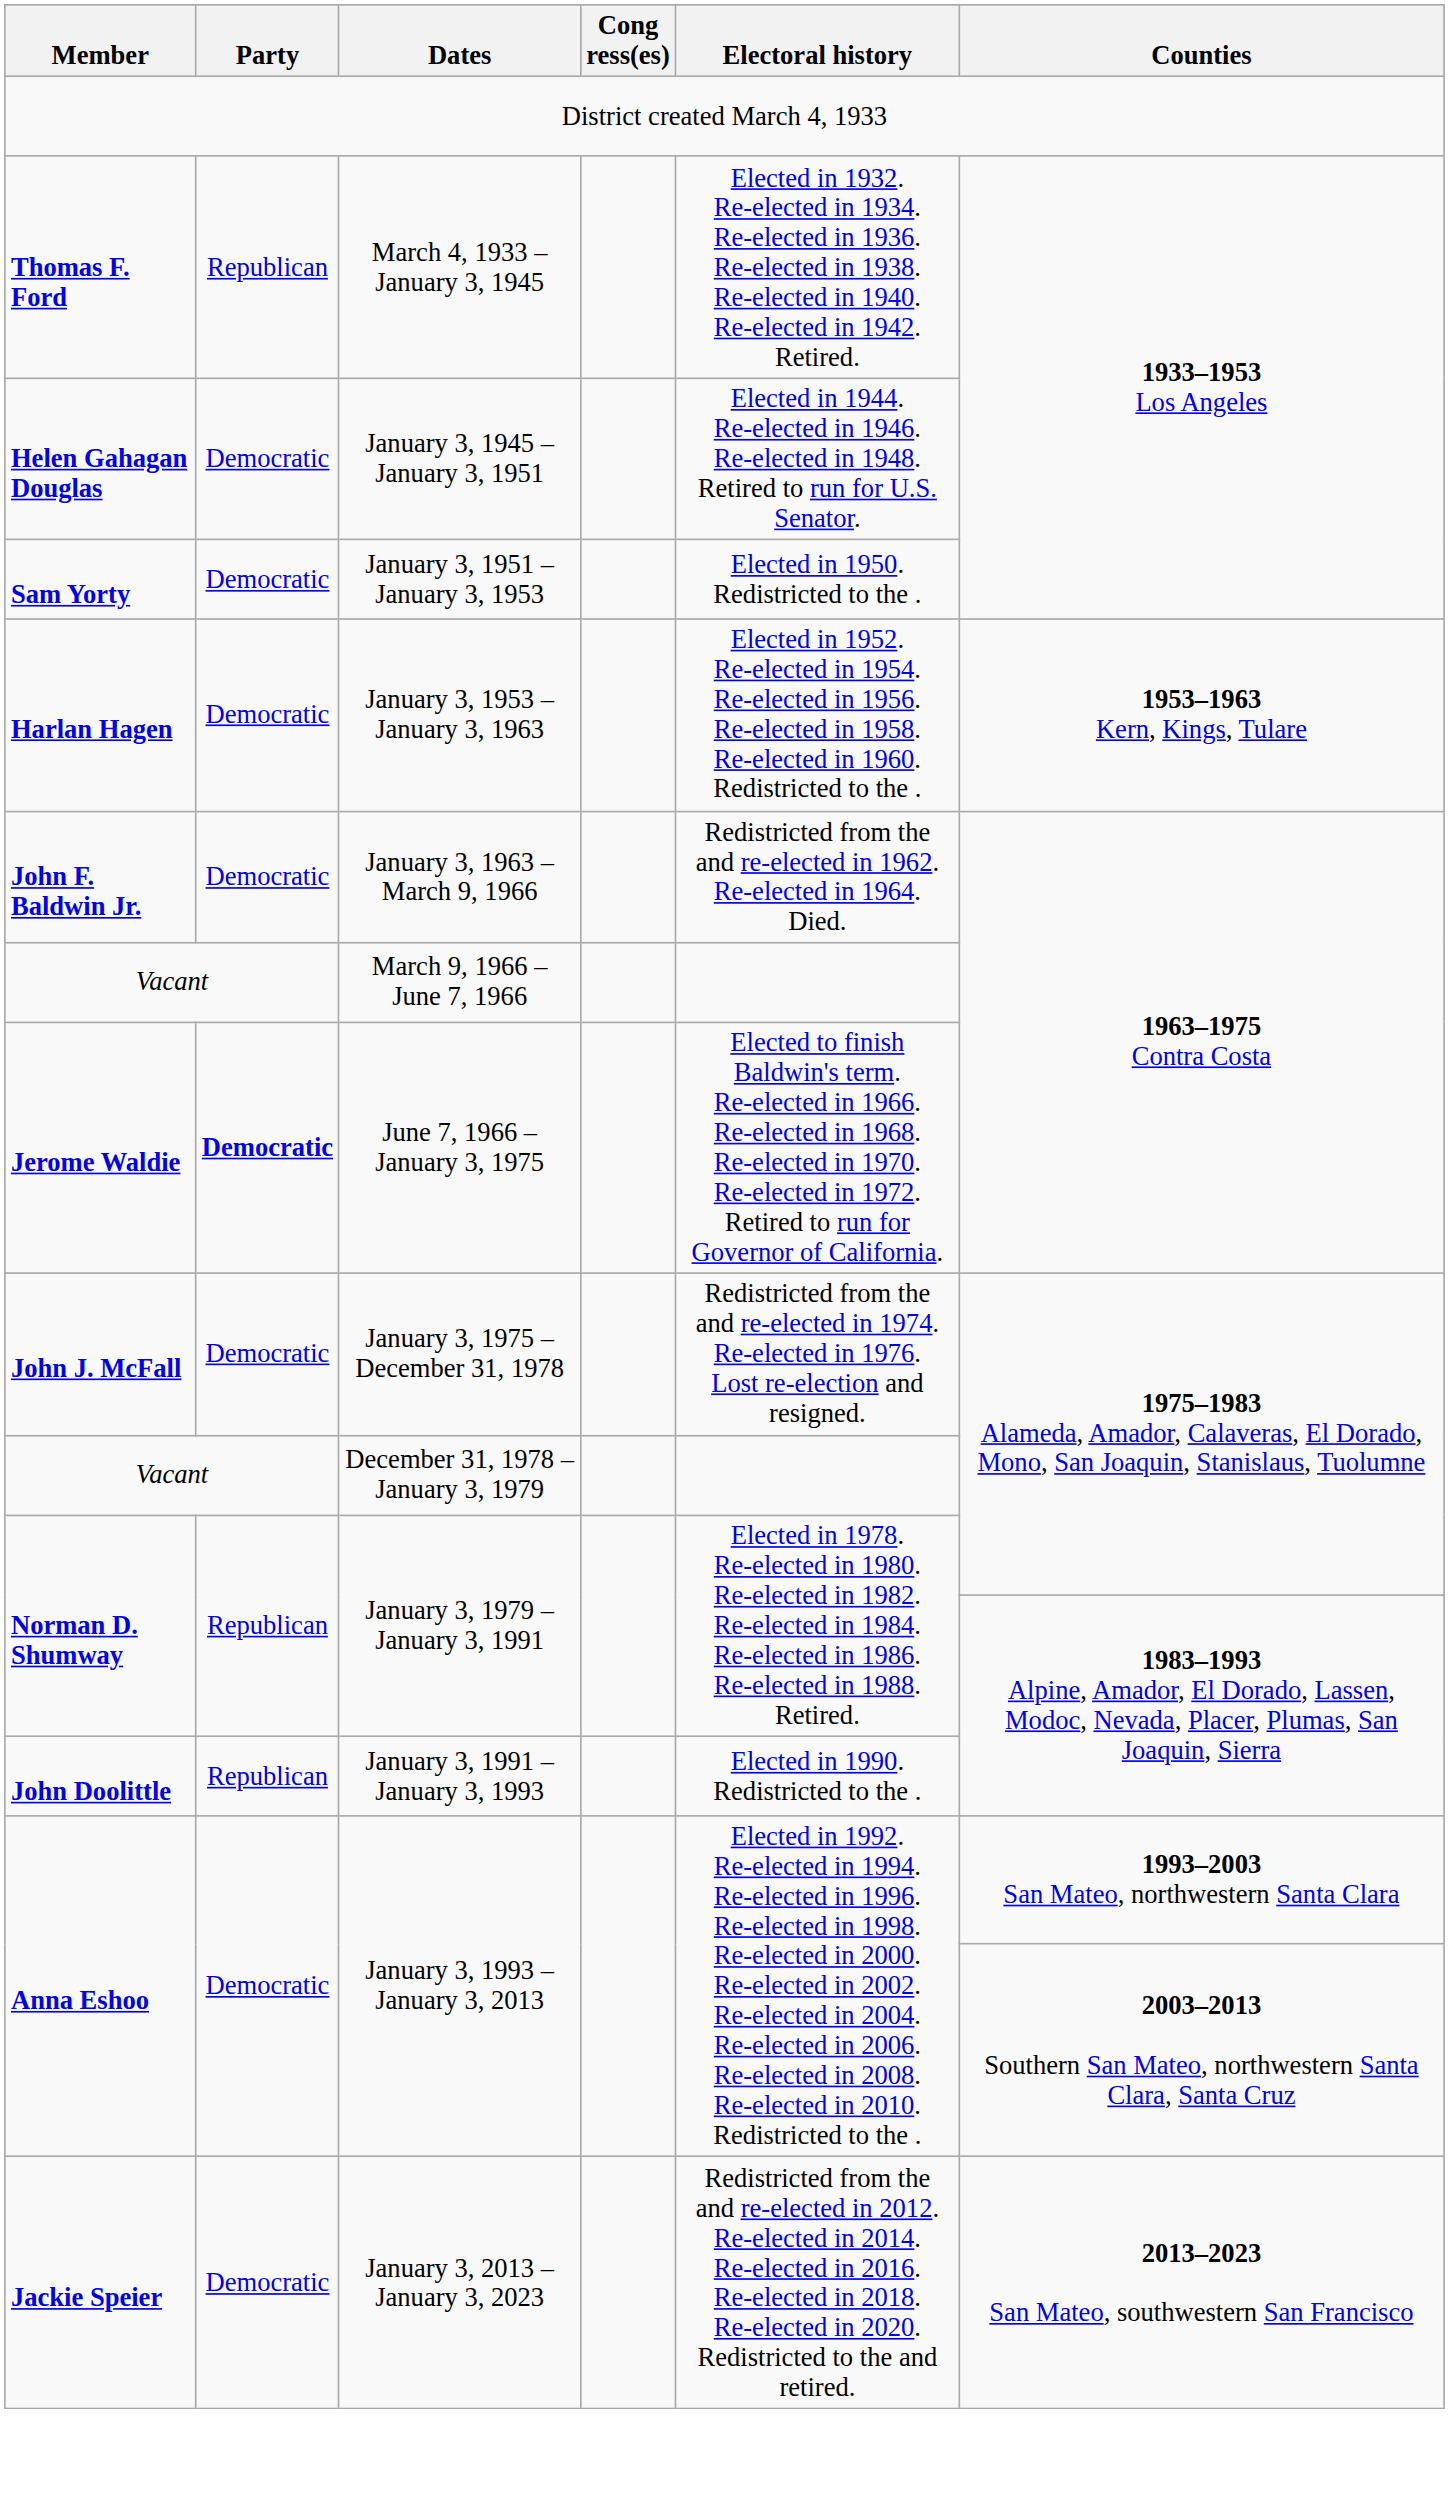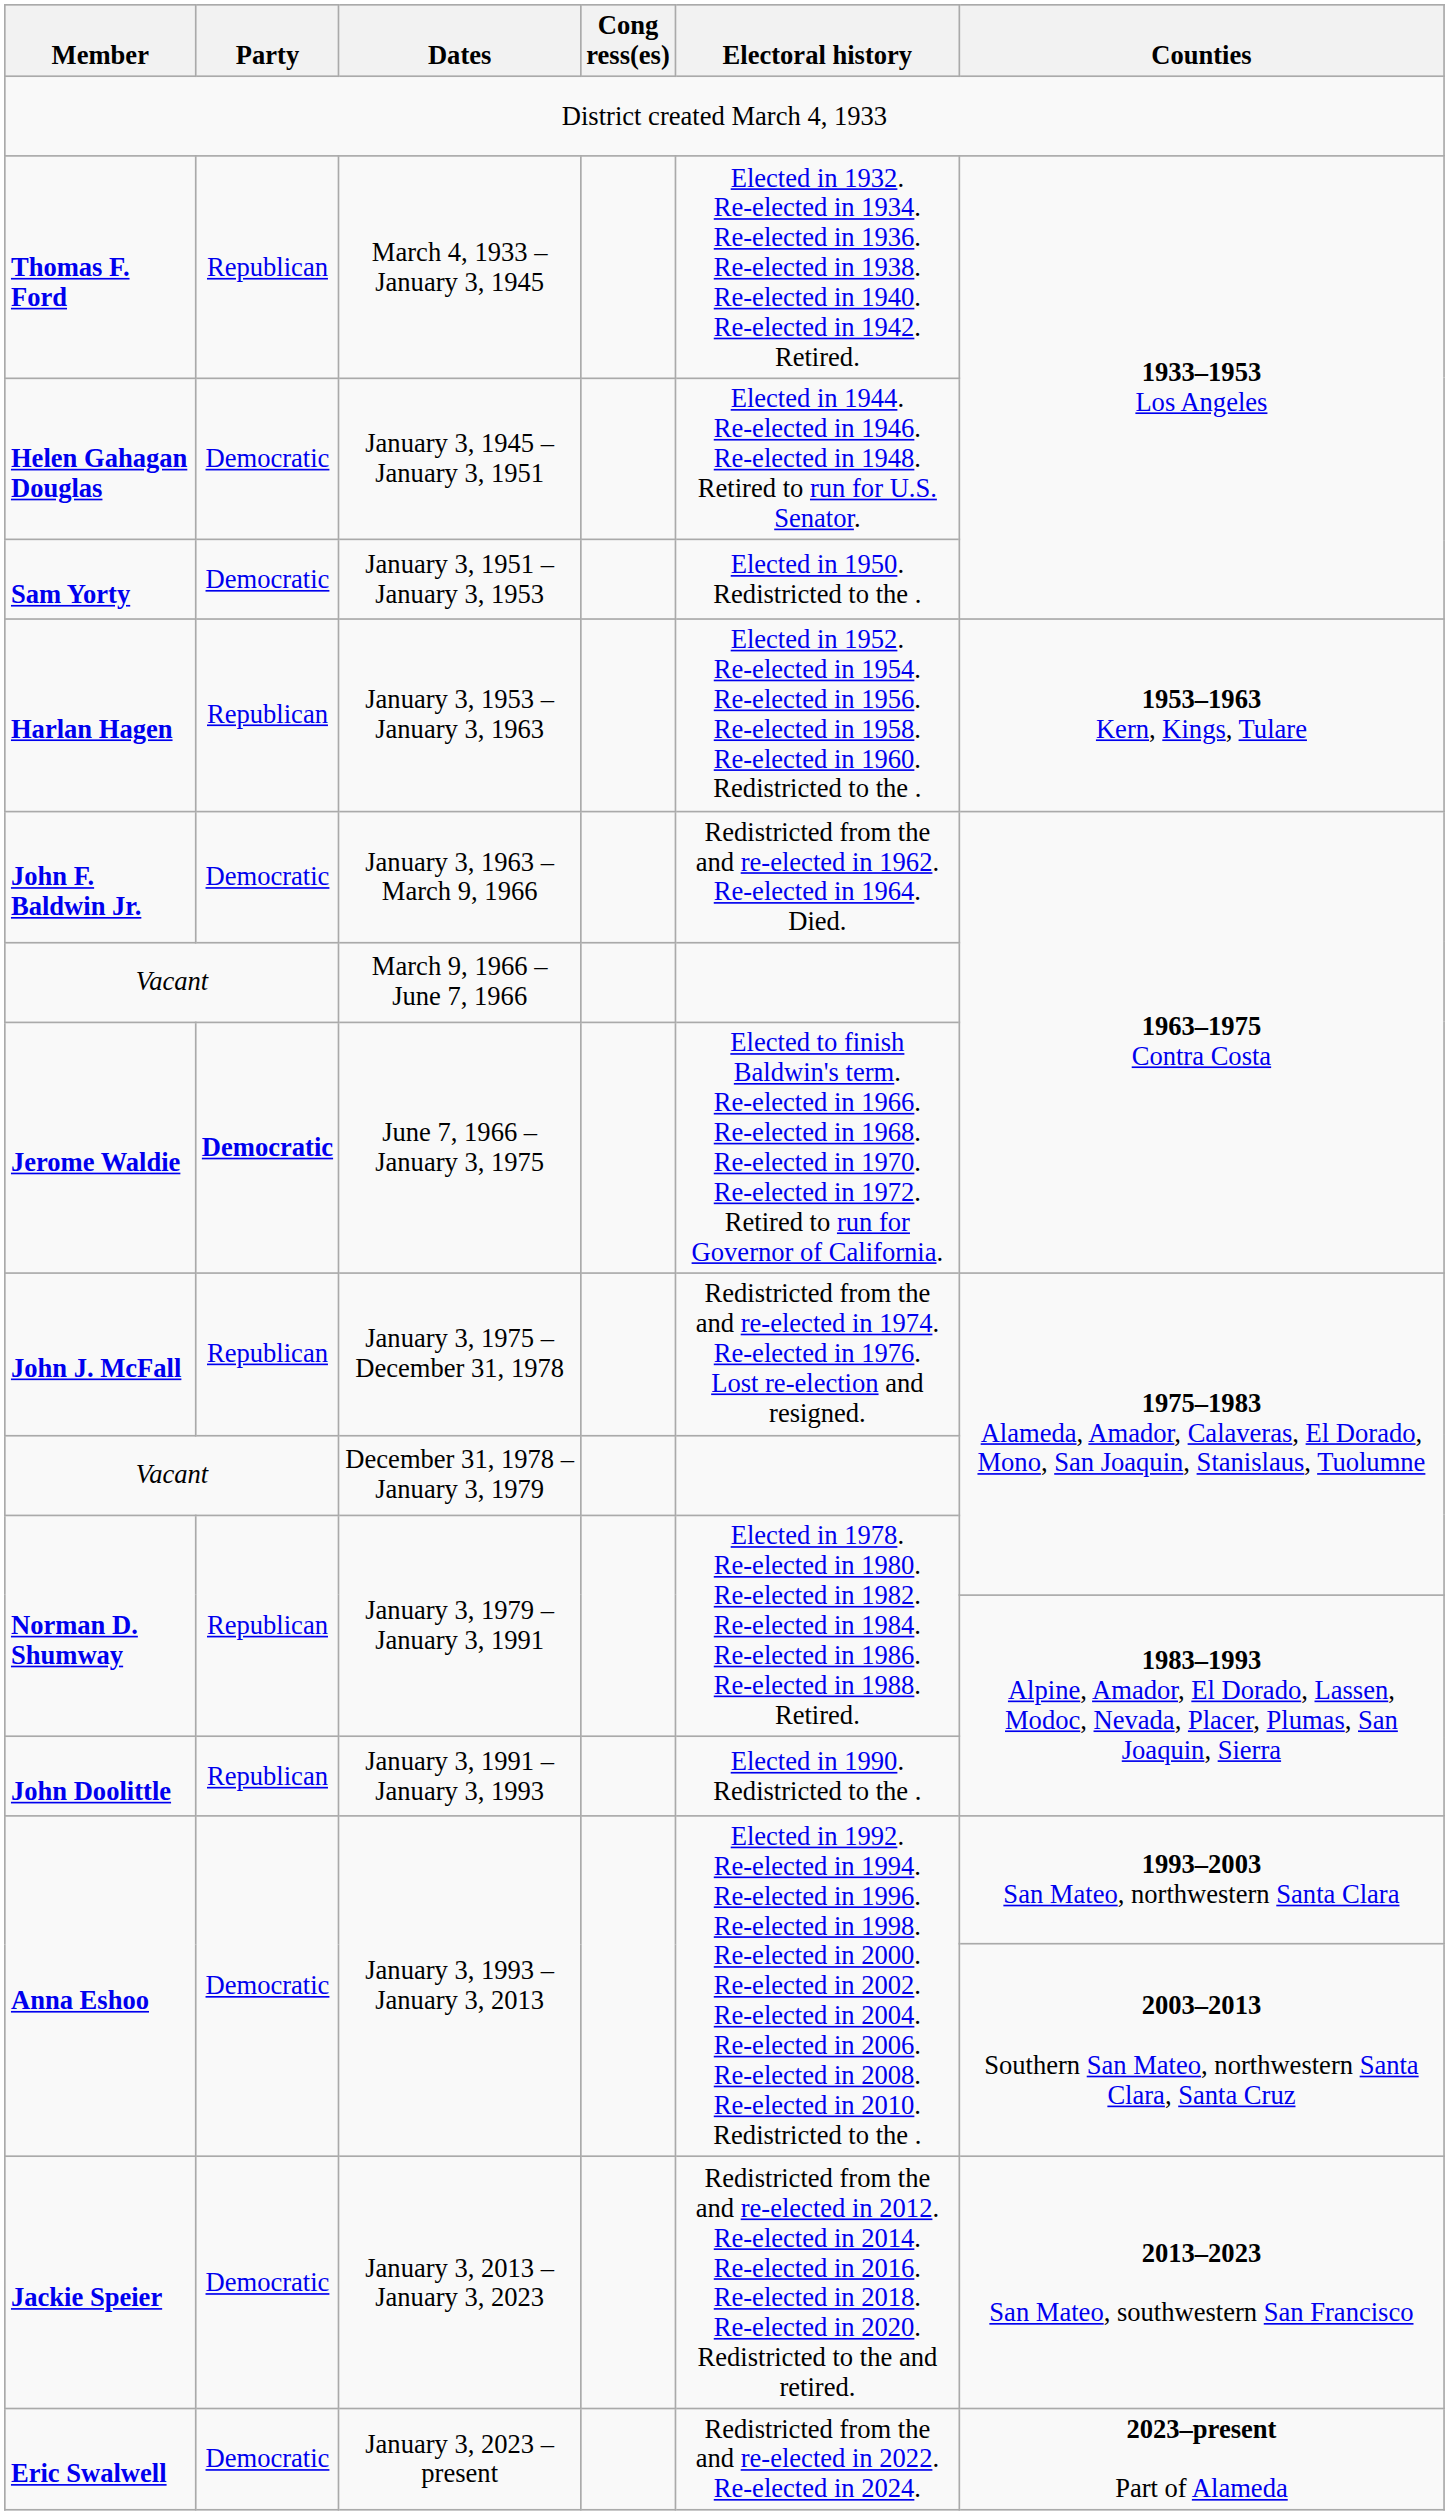(267, 714) Democratic -> (267, 714) Republican
(267, 1353) Democratic -> (267, 1353) Republican
+ row: (89, 2473)
